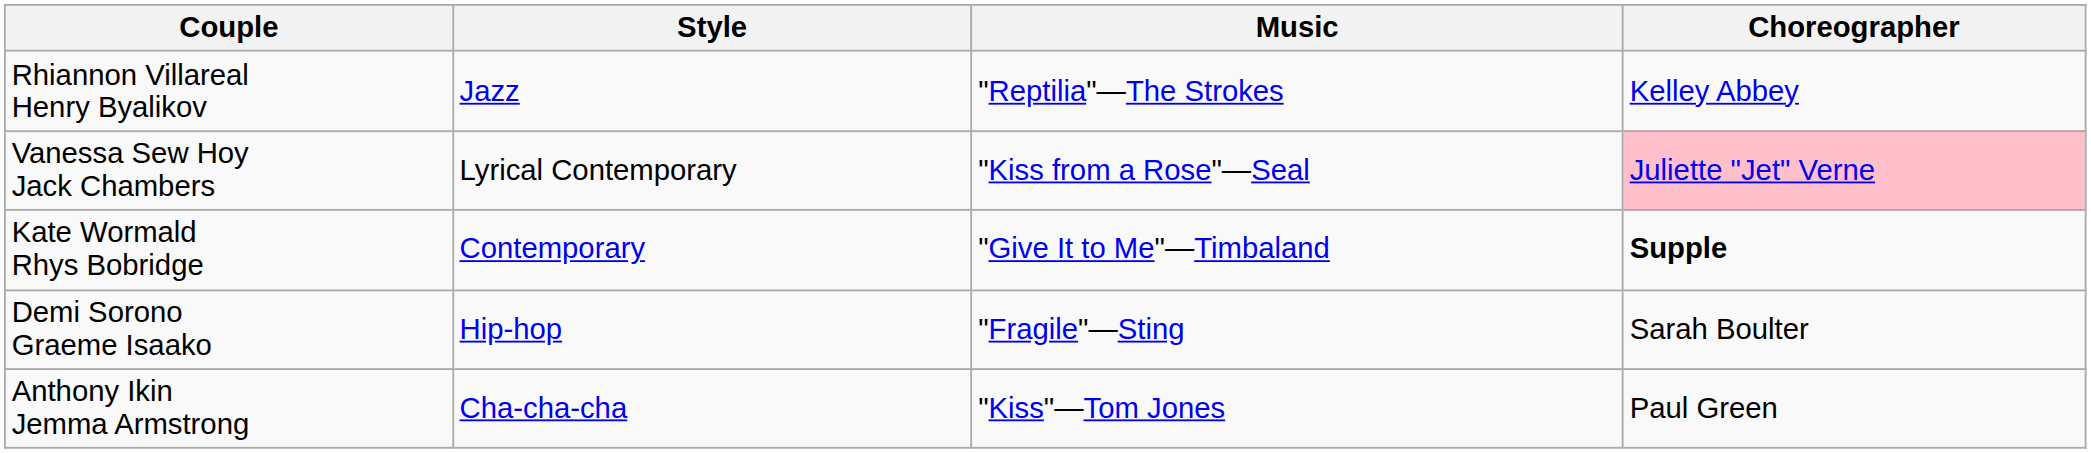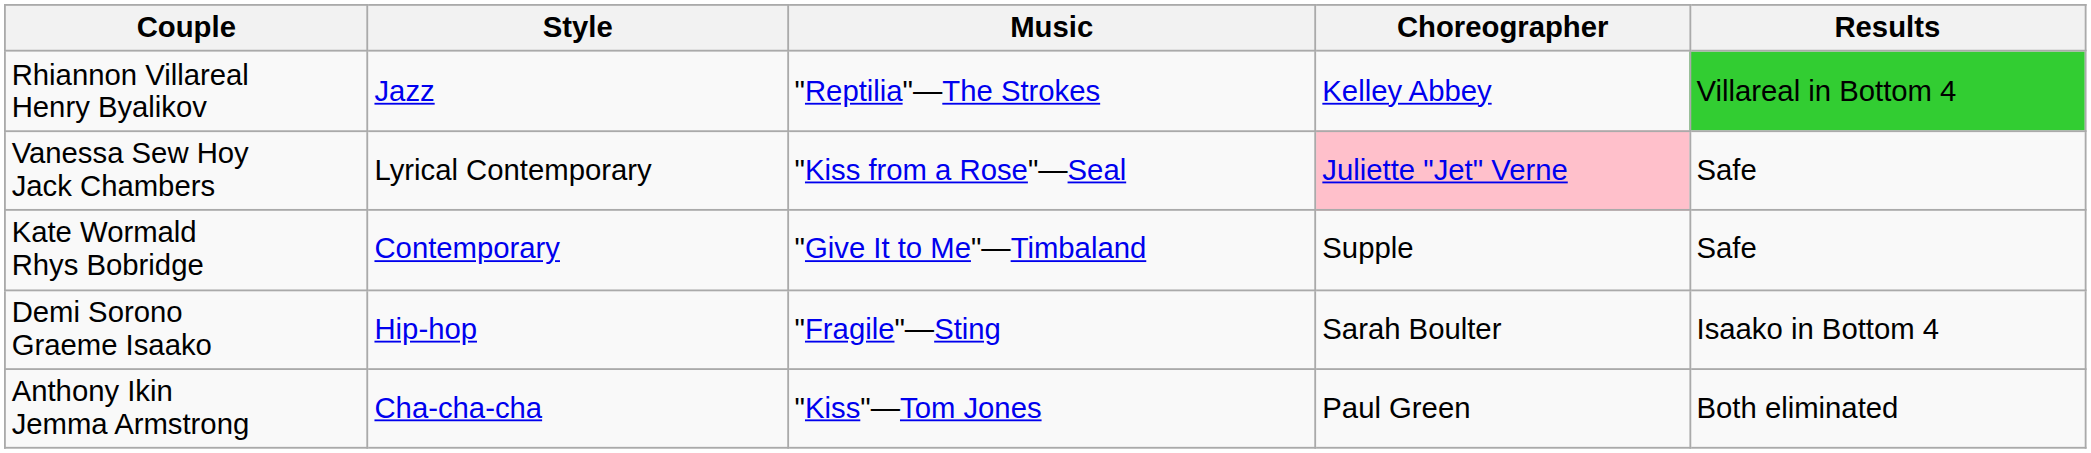+ column: (1887, 27)
(1678, 249) bold -> (1368, 249) normal
